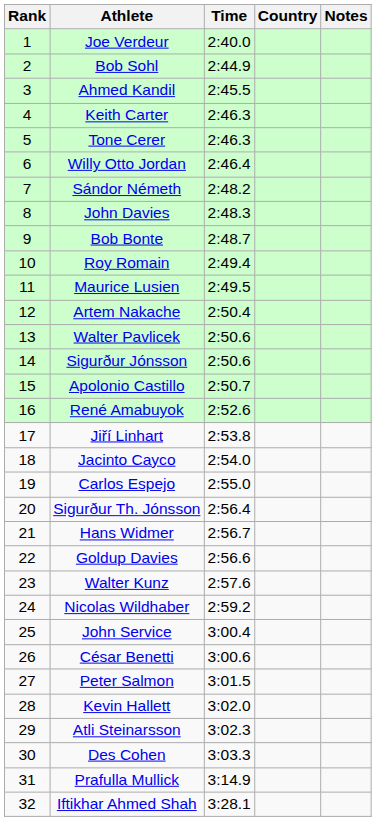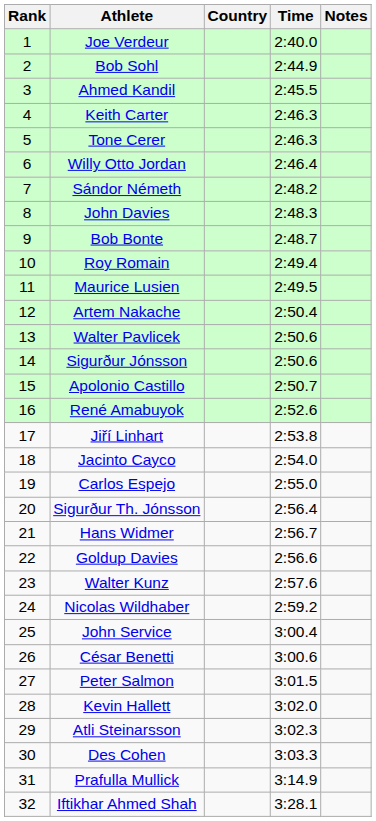columns swapped: (288, 16) <-> (229, 16)
